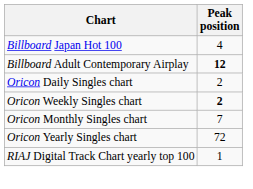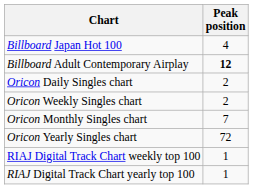(220, 100) bold -> (226, 100) normal
+ row: (104, 156)
